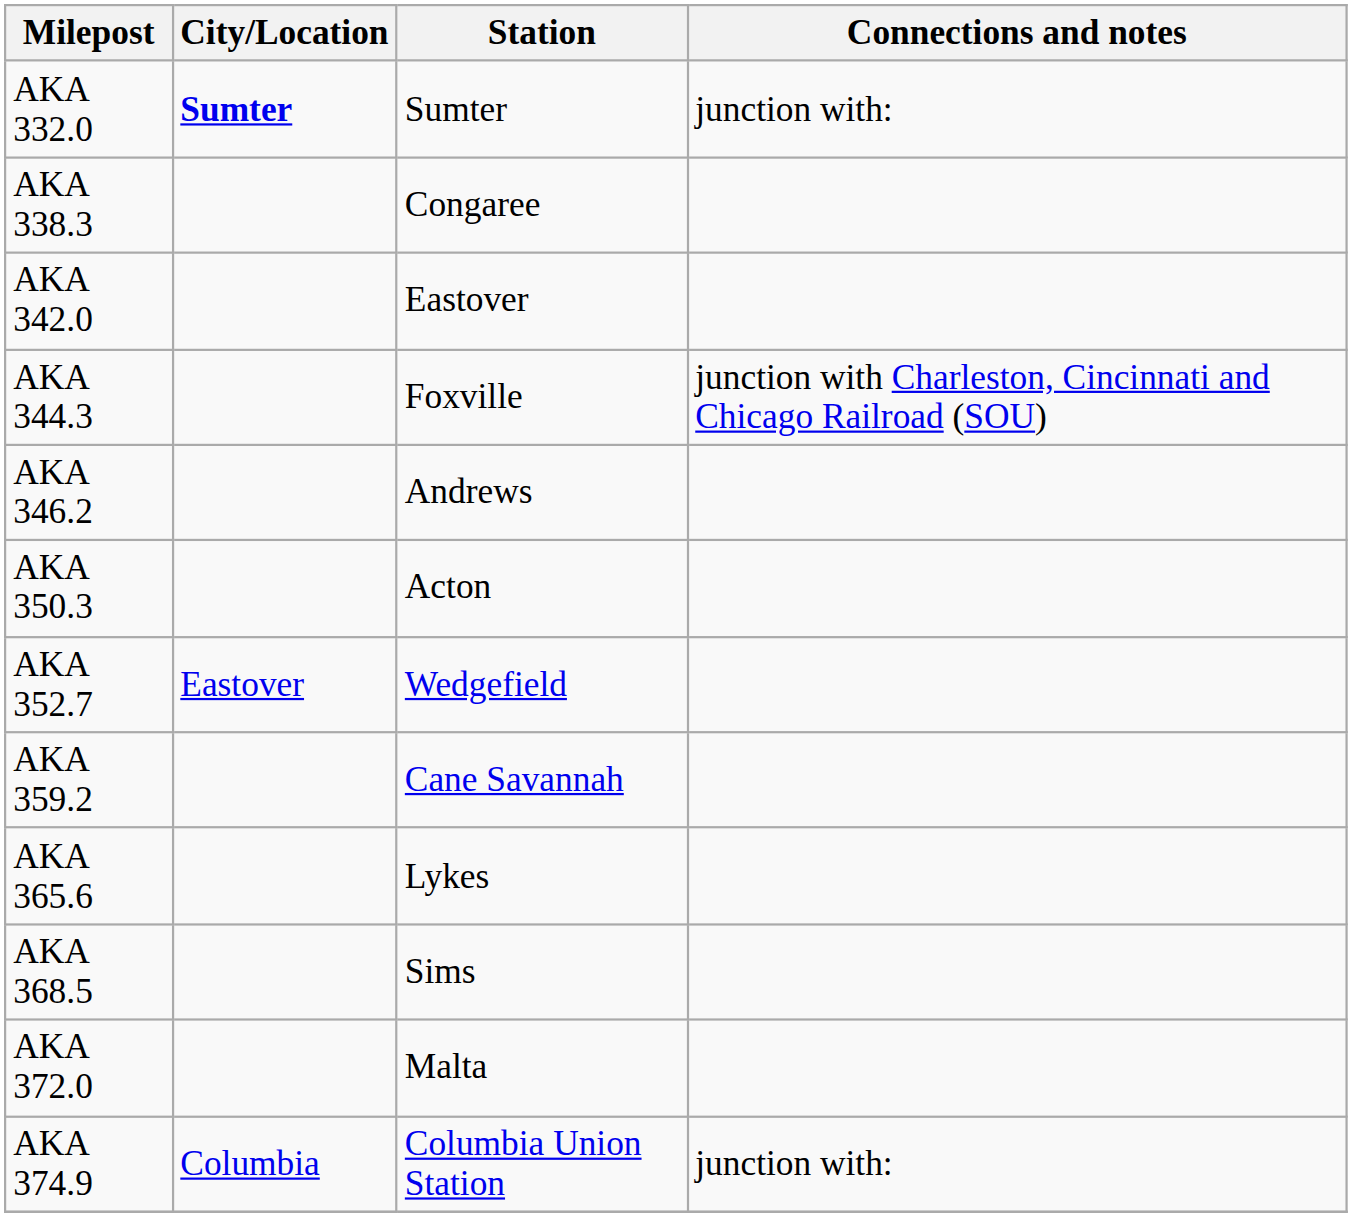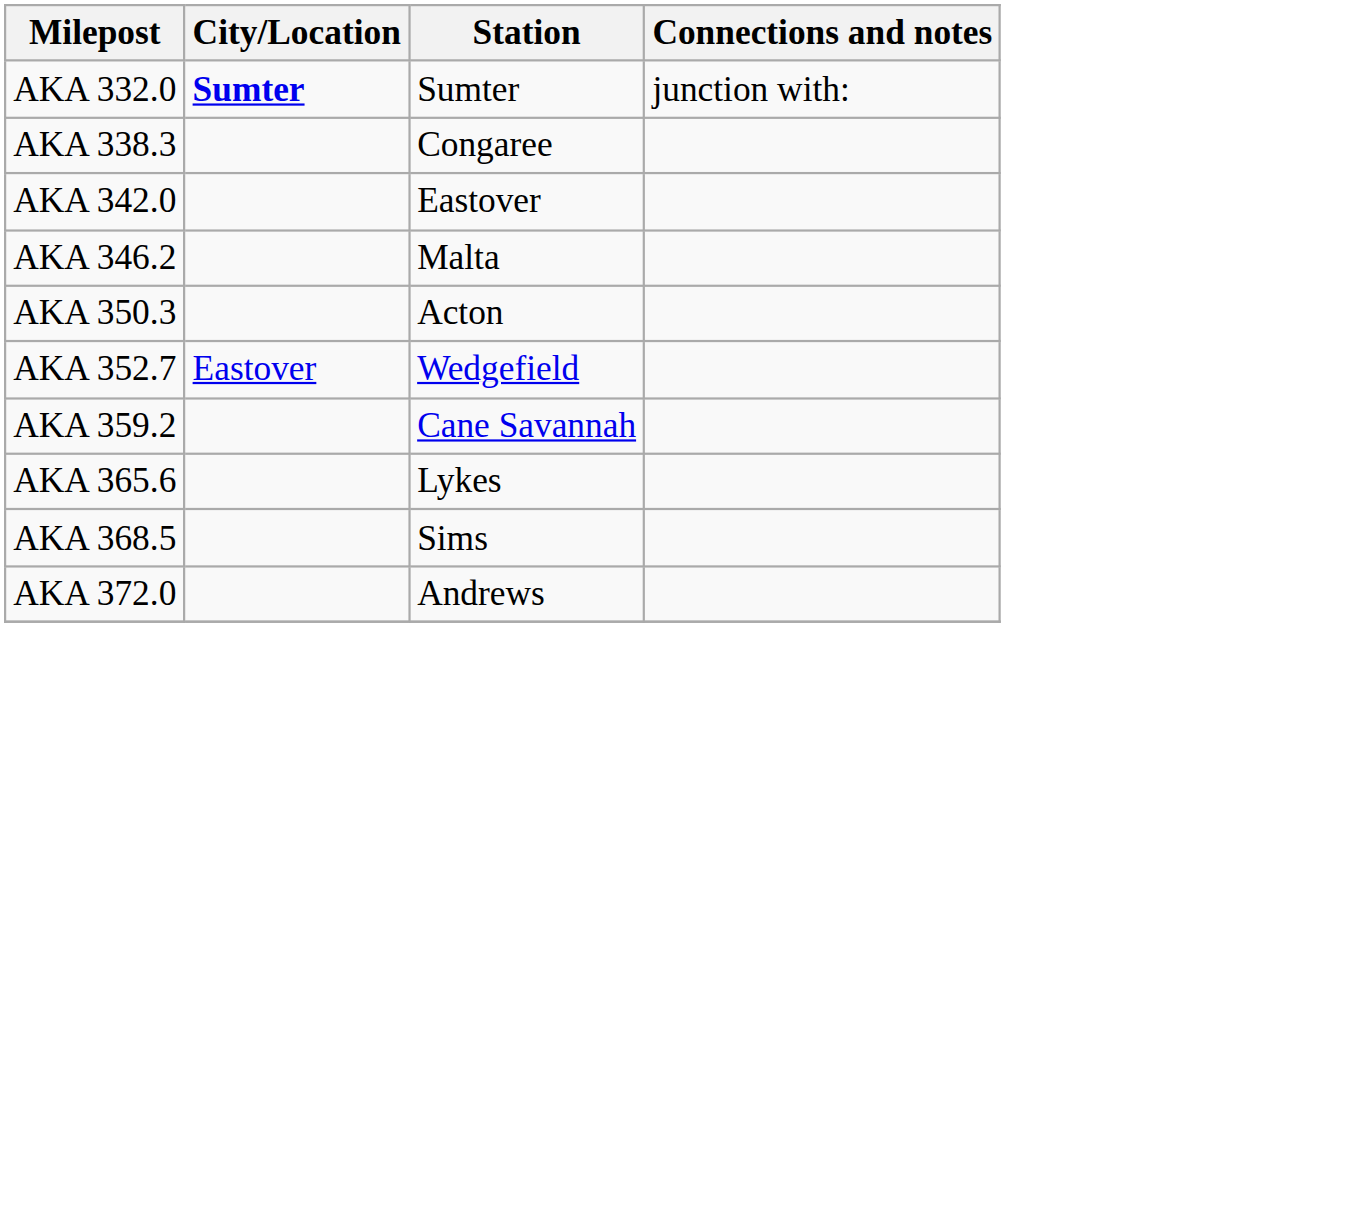- row: (53, 396)
(469, 491) Andrews -> (458, 256) Malta
(446, 1067) Malta -> (481, 593) Andrews
- row: (53, 1162)
